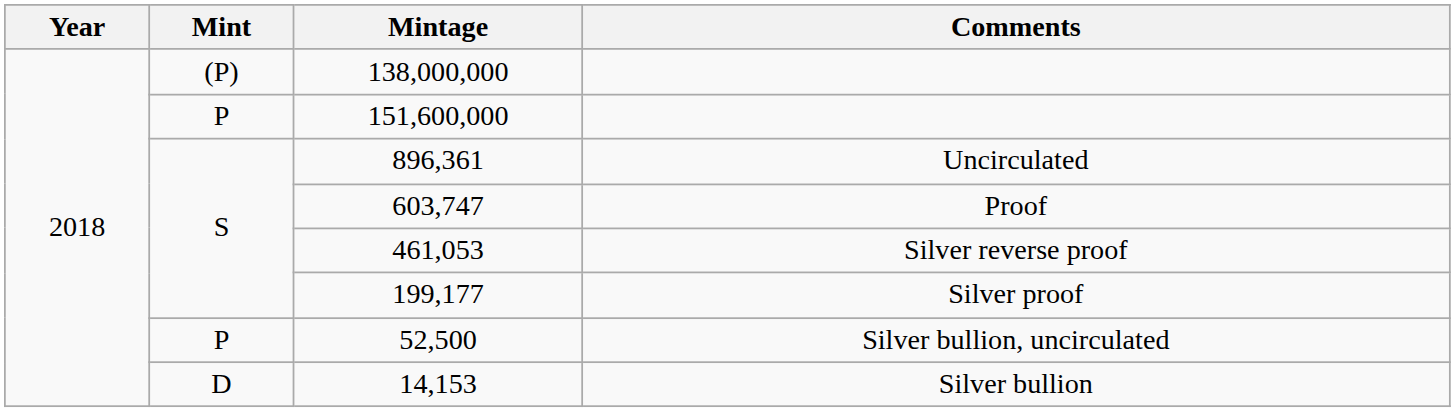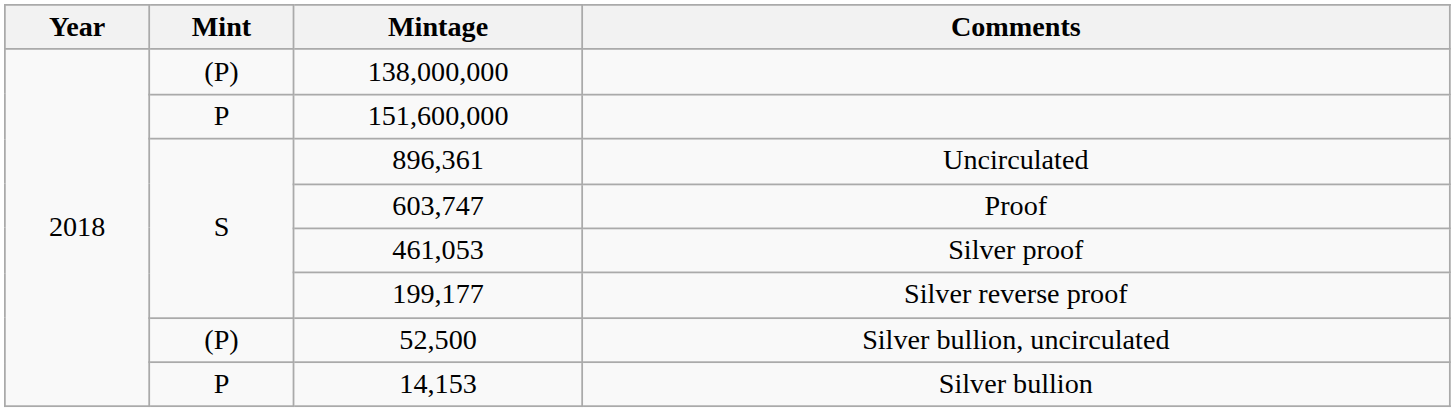(1016, 250) Silver reverse proof -> (1016, 250) Silver proof
(1016, 294) Silver proof -> (1016, 294) Silver reverse proof
(221, 339) P -> (221, 339) (P)
(221, 384) D -> (221, 384) P
